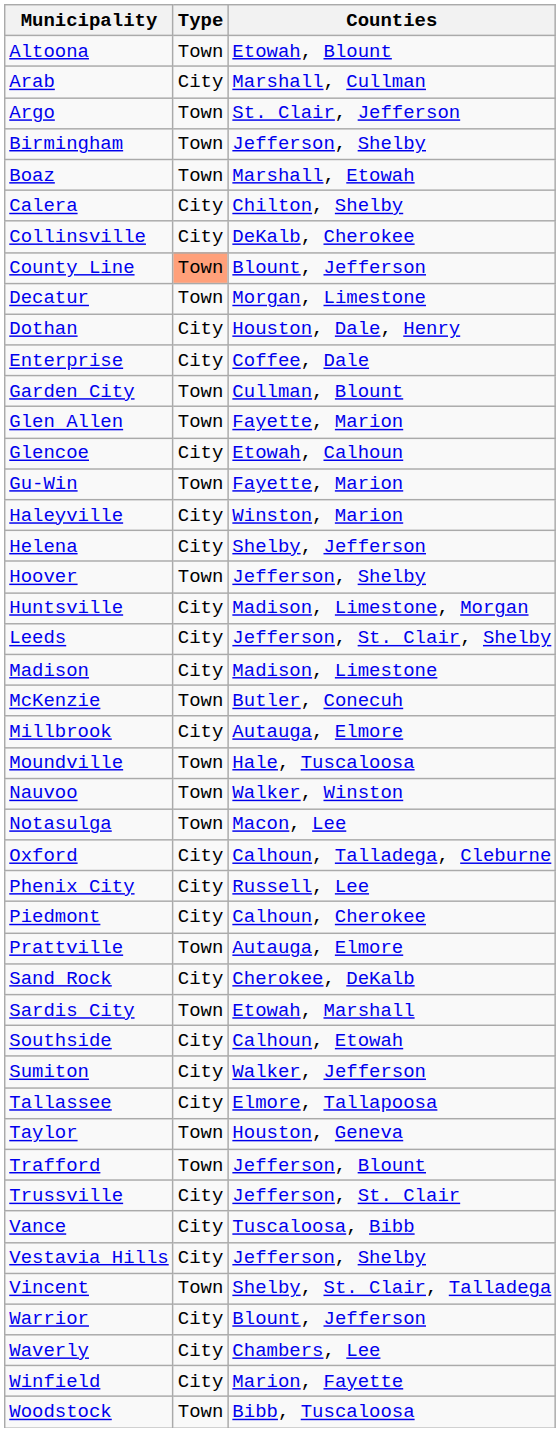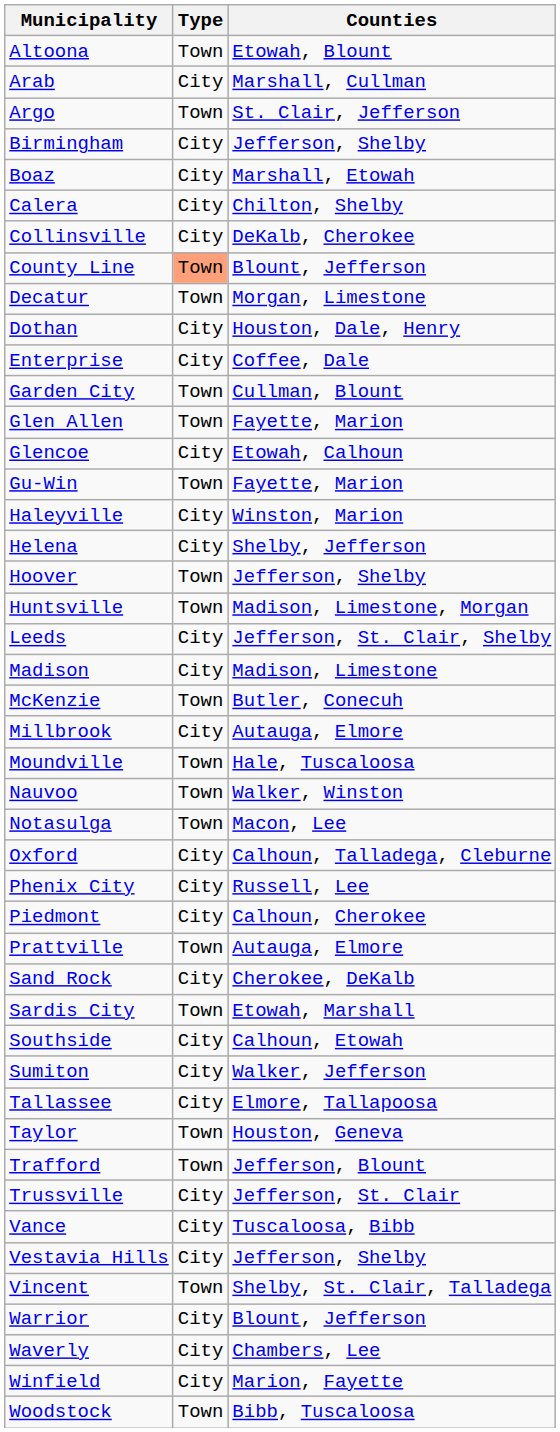(201, 144) Town -> (201, 144) City
(201, 175) Town -> (201, 175) City
(201, 608) City -> (201, 608) Town
